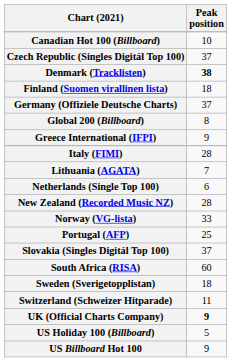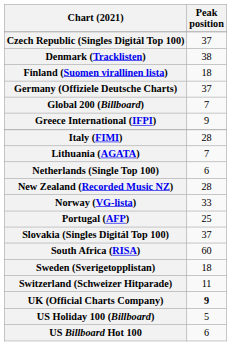- row: (96, 40)
(207, 72) bold -> (207, 56) normal
(207, 121) 8 -> (207, 105) 7
(207, 348) 9 -> (207, 332) 6
